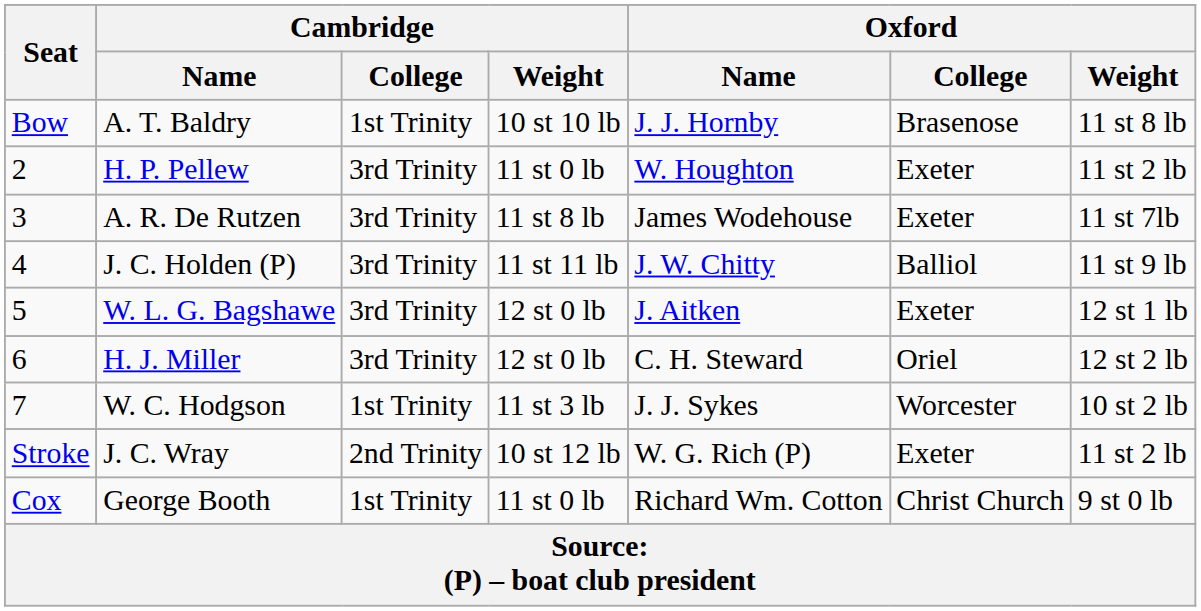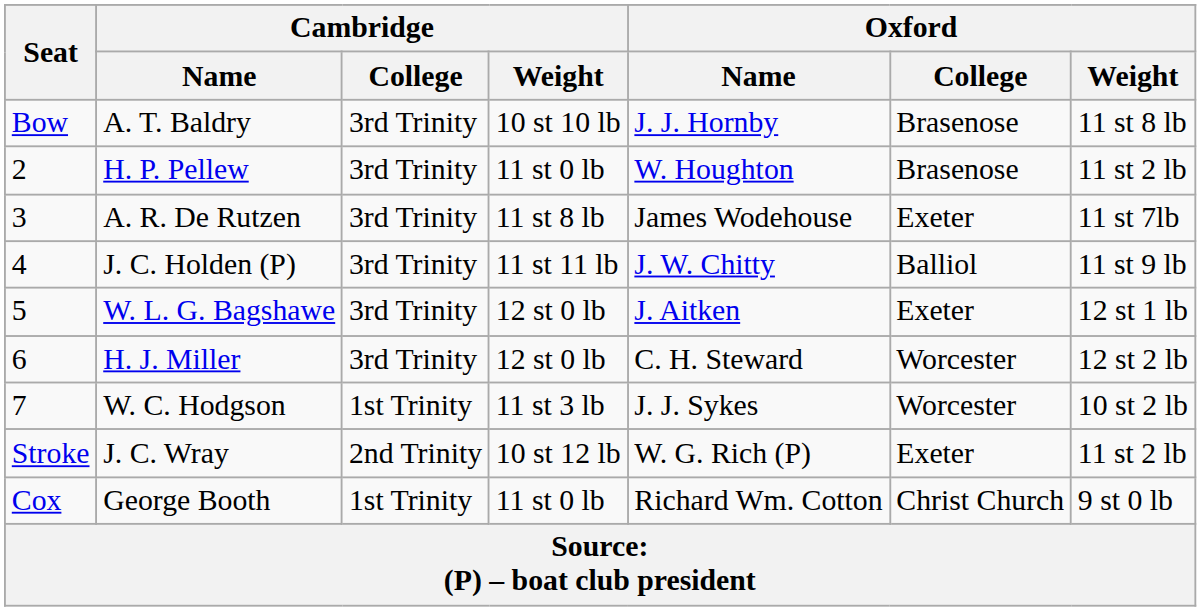(411, 122) 1st Trinity -> (413, 122) 3rd Trinity
(935, 169) Exeter -> (957, 169) Brasenose
(927, 358) Oriel -> (956, 358) Worcester
